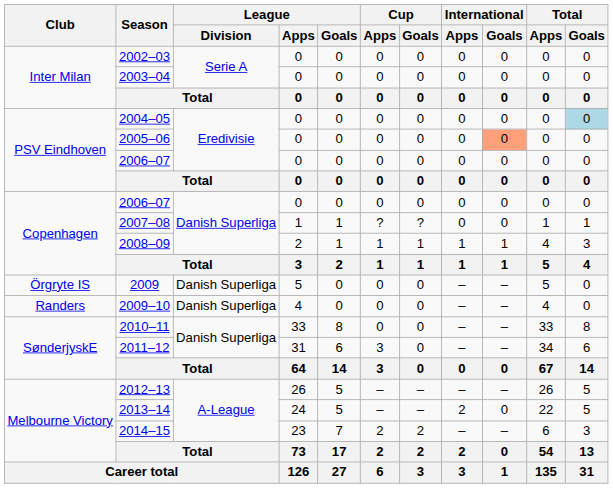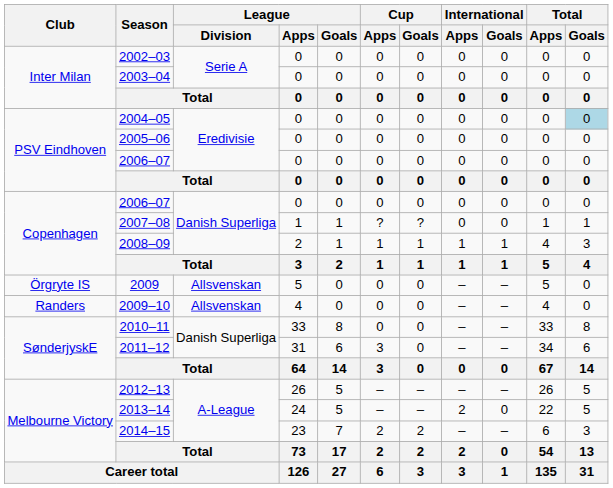(504, 139) lightsalmon background -> (504, 139) no background
(226, 285) Danish Superliga -> (226, 285) Allsvenskan
(226, 306) Danish Superliga -> (226, 306) Allsvenskan
